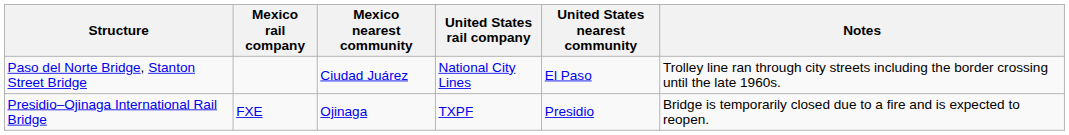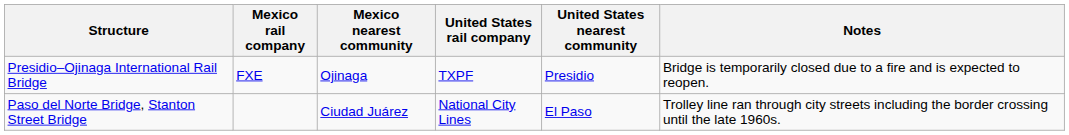rows swapped: (101, 75) <-> (112, 111)
